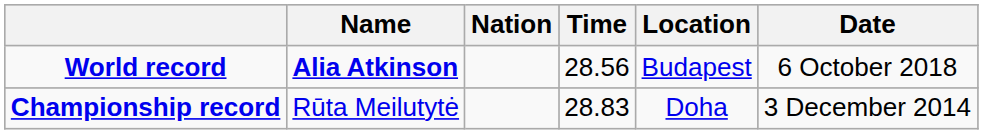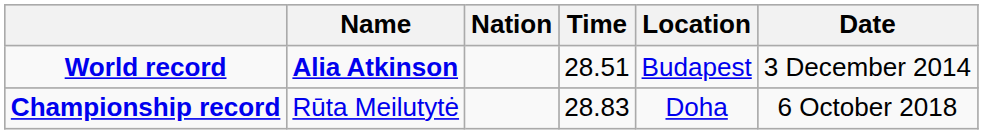(597, 66) 28.56 -> (597, 66) 28.51
(867, 66) 6 October 2018 -> (867, 66) 3 December 2014
(867, 107) 3 December 2014 -> (867, 107) 6 October 2018
